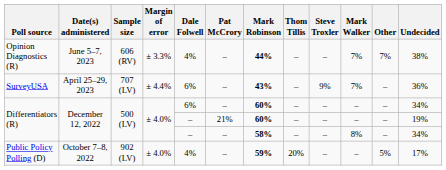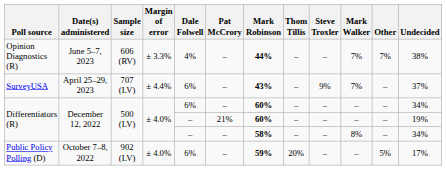(420, 86) 36% -> (420, 86) 37%
(190, 153) 4% -> (190, 153) 6%
